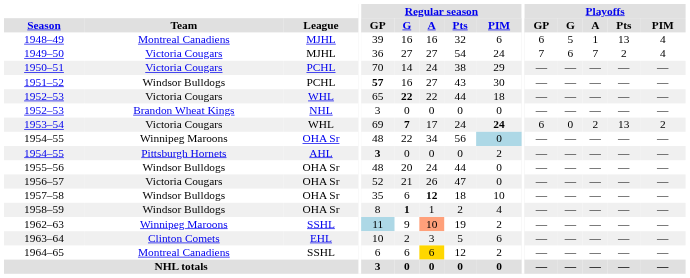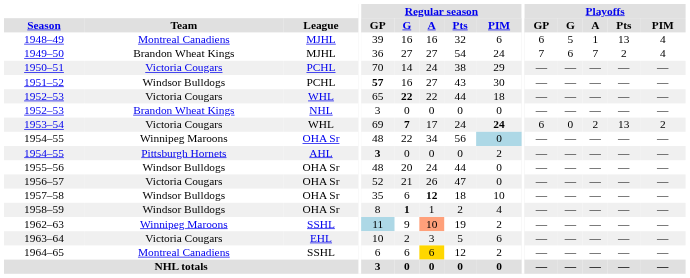(184, 53) Victoria Cougars -> (184, 53) Brandon Wheat Kings
(184, 238) Clinton Comets -> (184, 238) Victoria Cougars
